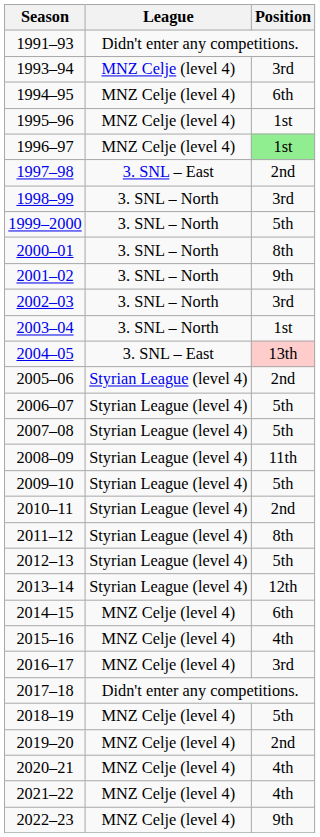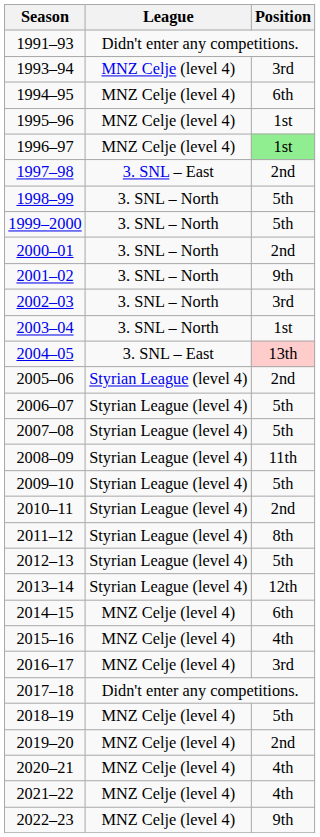(283, 198) 3rd -> (283, 198) 5th
(283, 250) 8th -> (283, 250) 2nd
